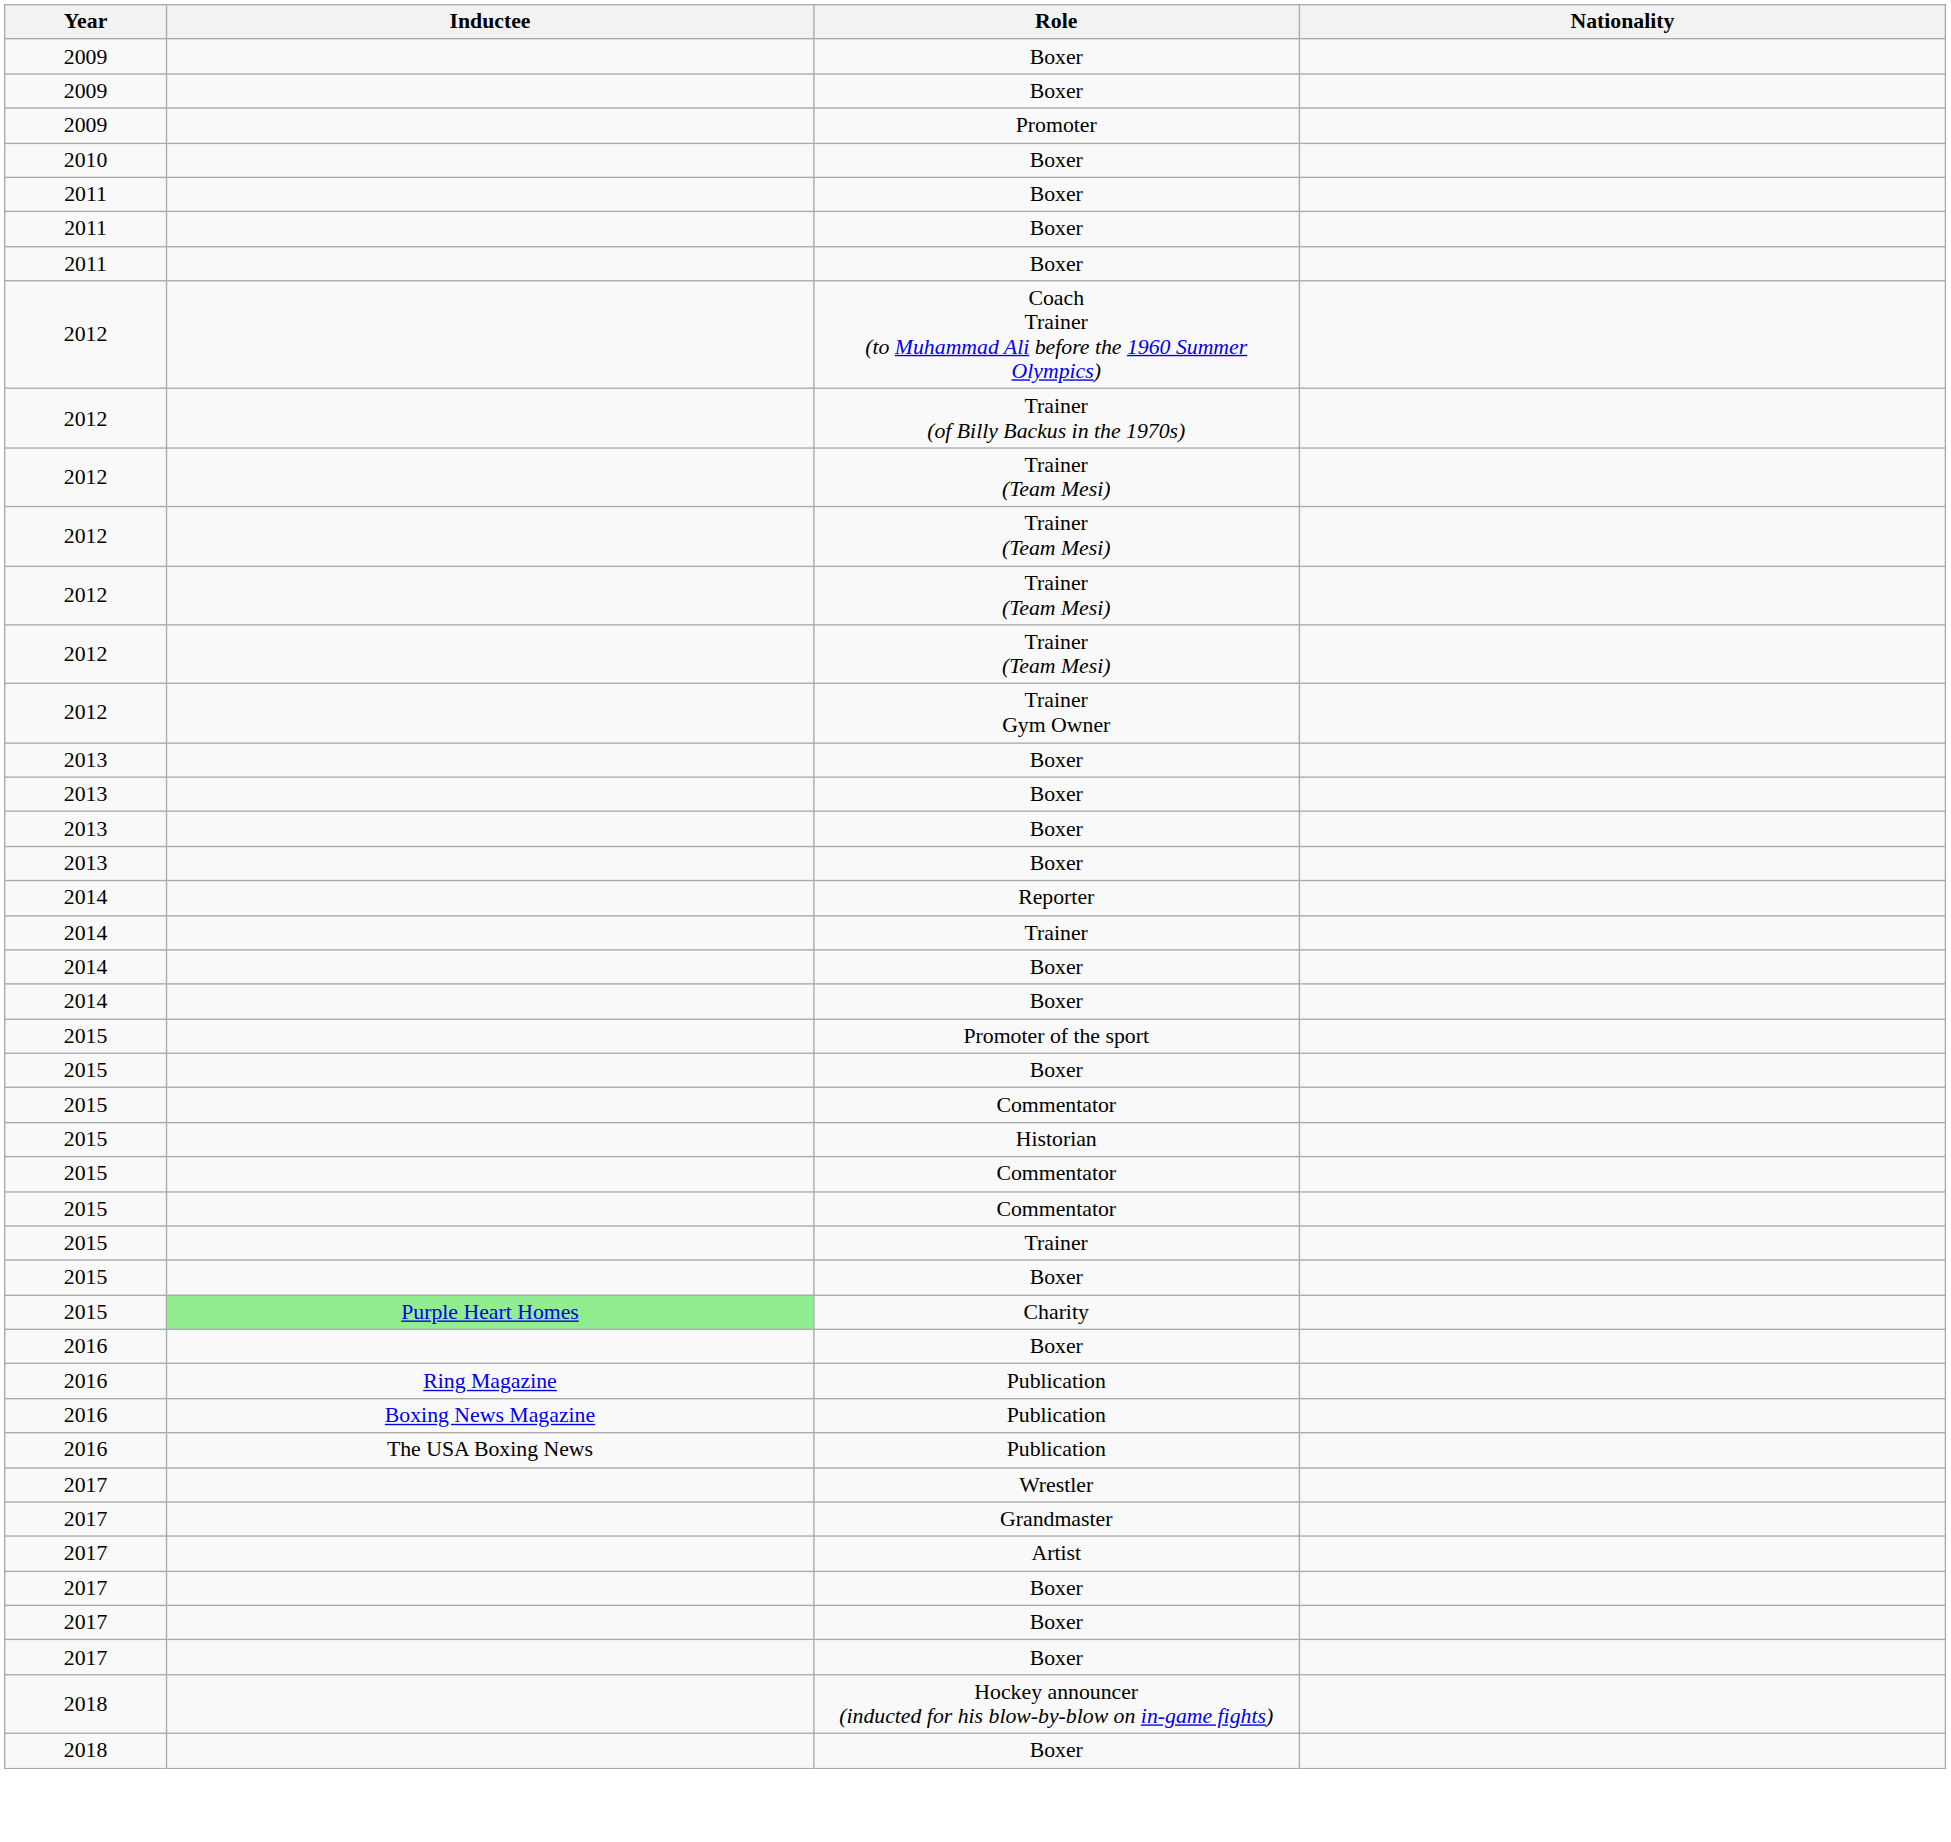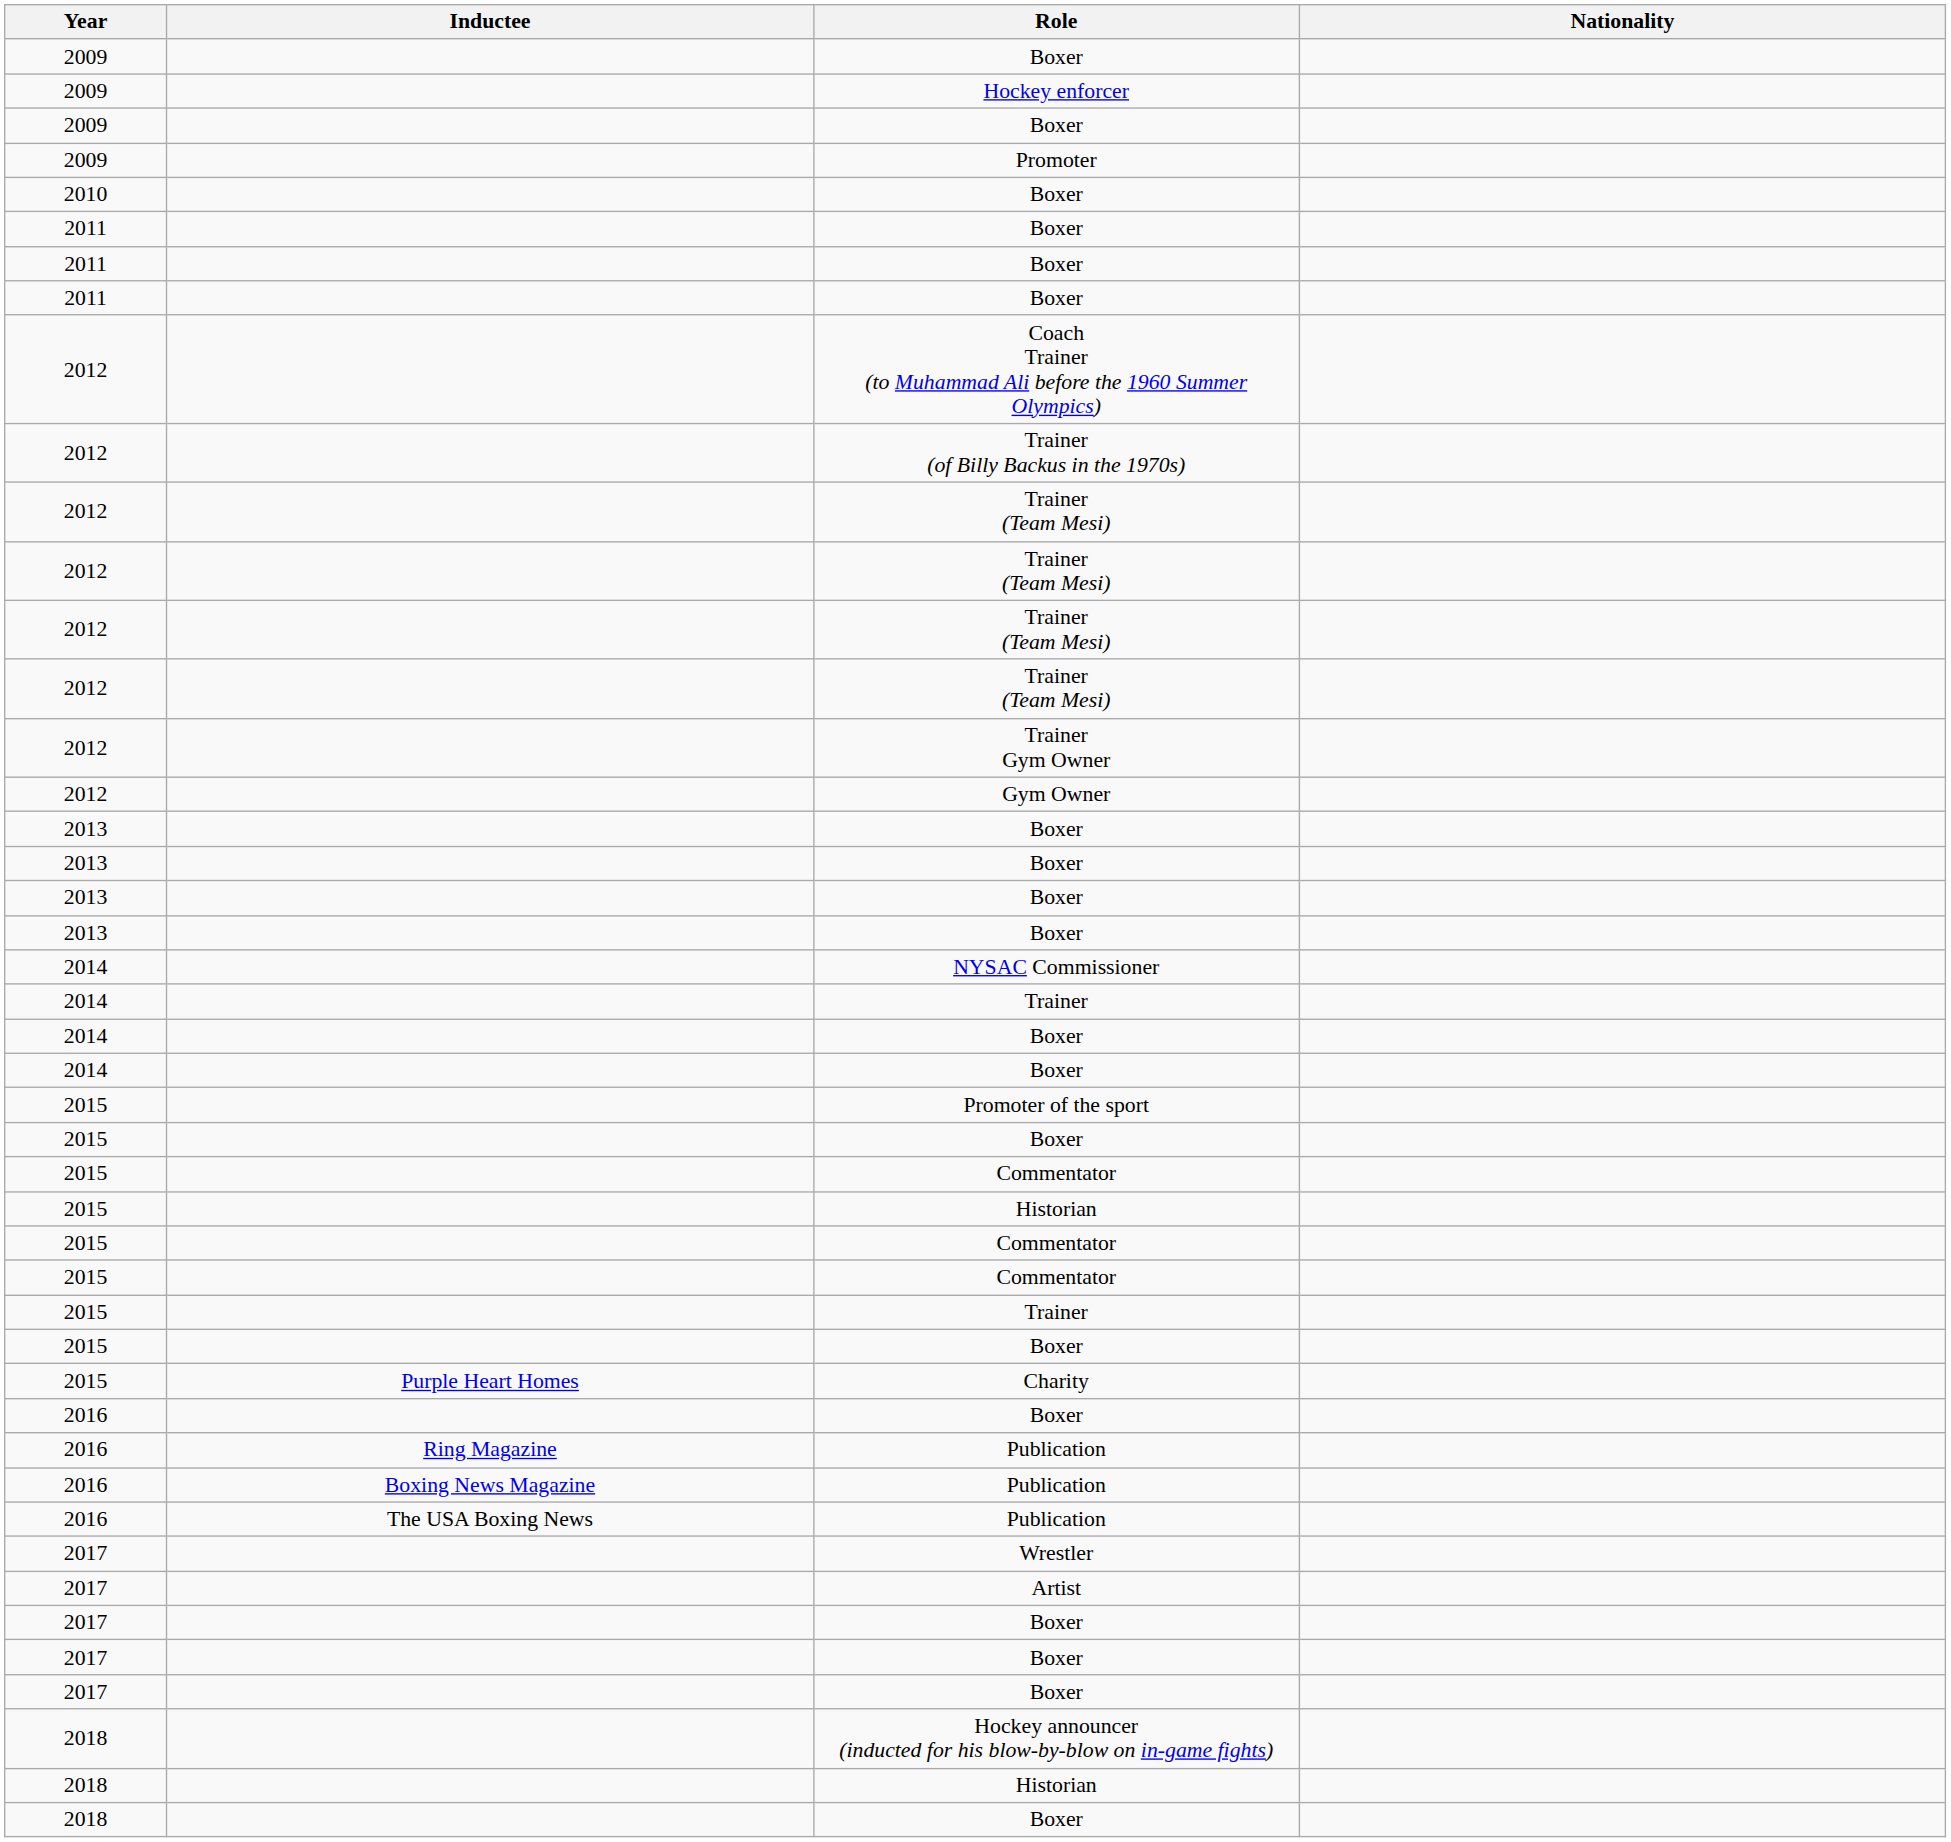+ row: (86, 90)
+ row: (86, 794)
- row: (86, 897)
+ row: (86, 966)
(490, 1311) lightgreen background -> (490, 1380) no background
- row: (86, 1518)
+ row: (86, 1784)
